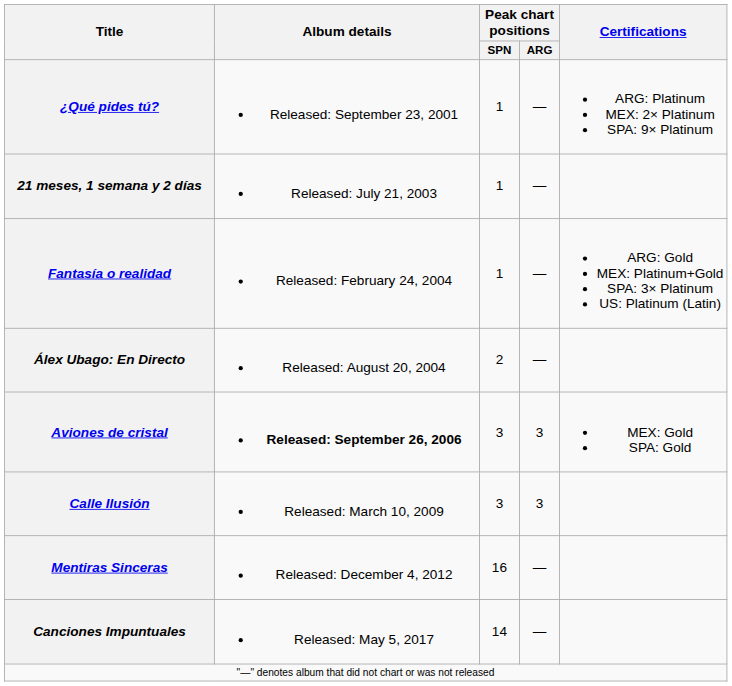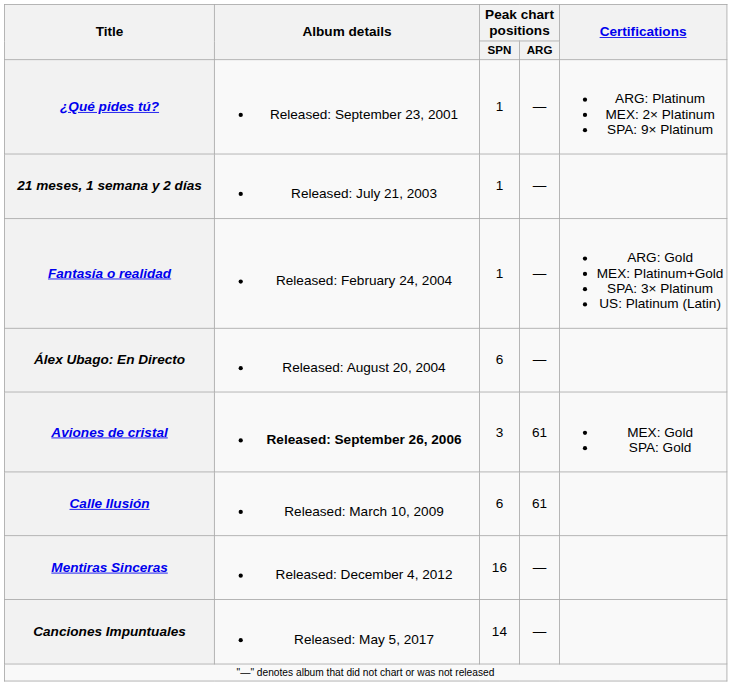(499, 360) 2 -> (499, 360) 6
(540, 432) 3 -> (540, 432) 61
(499, 503) 3 -> (499, 503) 6
(540, 503) 3 -> (540, 503) 61
